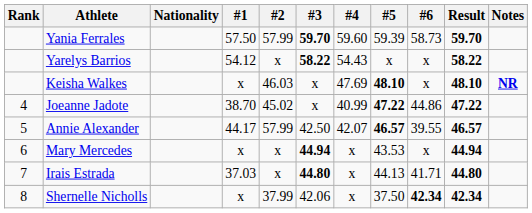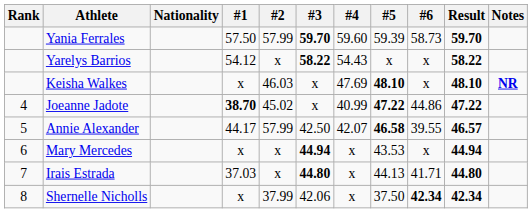(241, 106) normal -> (241, 106) bold
(389, 128) 46.57 -> (389, 128) 46.58
